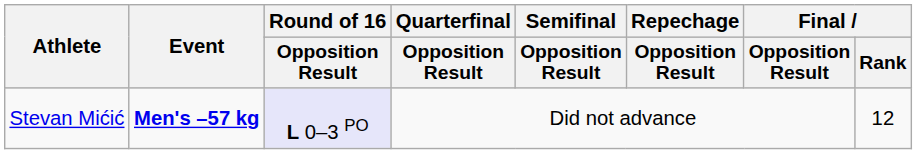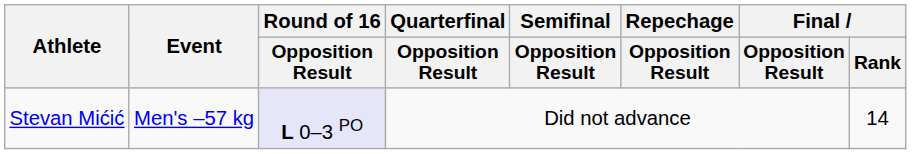(197, 119) bold -> (194, 119) normal
(883, 119) 12 -> (877, 119) 14
